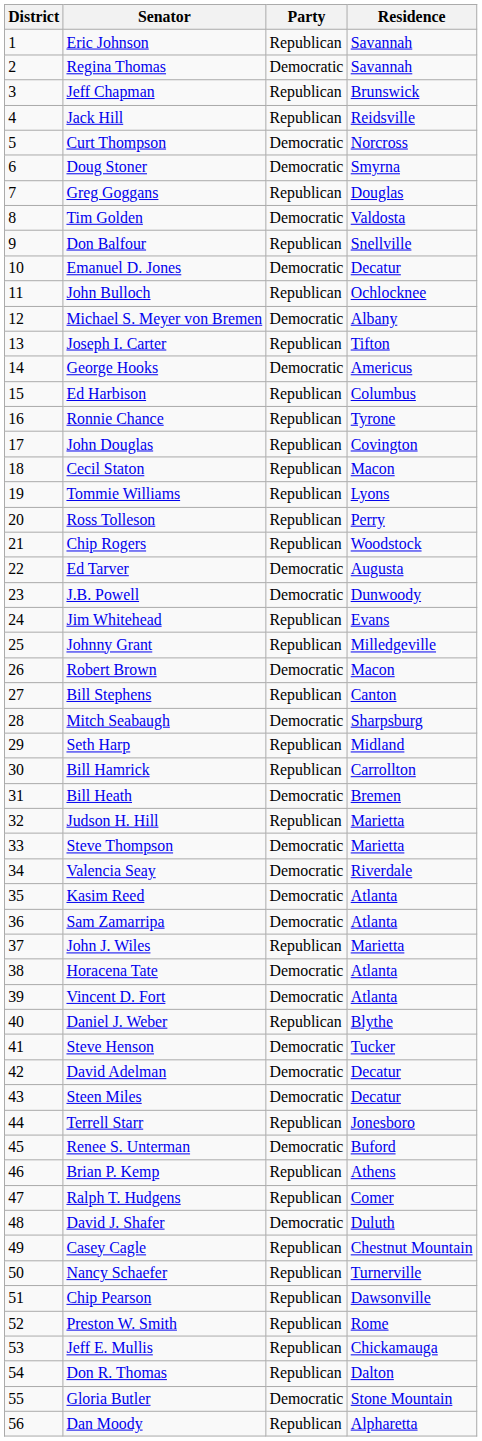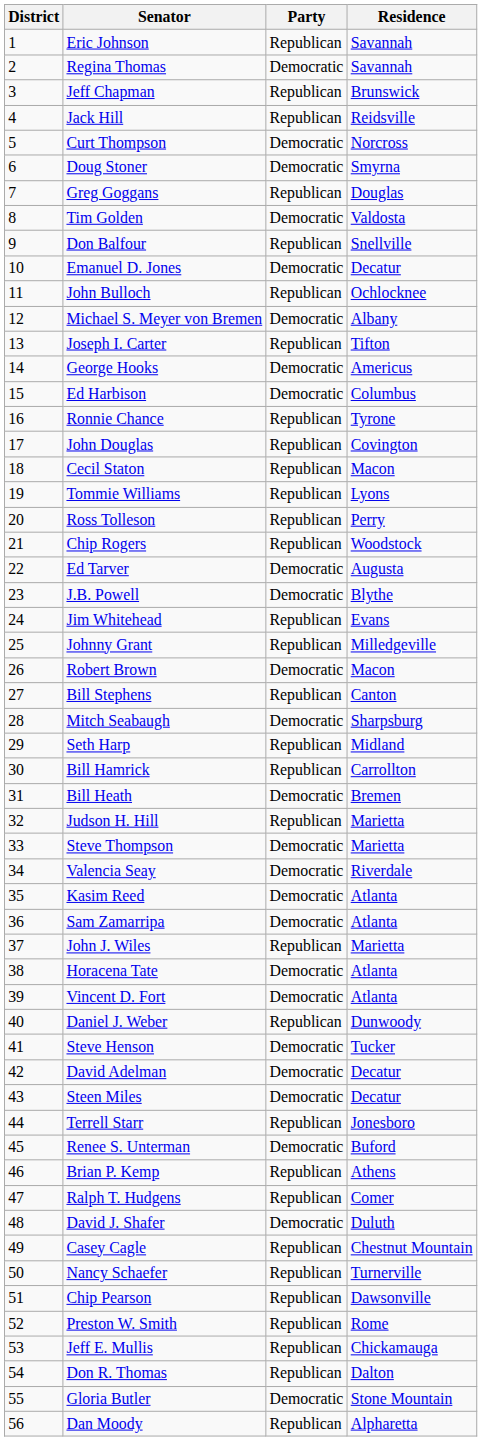(306, 393) Republican -> (306, 393) Democratic
(386, 594) Dunwoody -> (372, 594) Blythe
(372, 1021) Blythe -> (386, 1021) Dunwoody
